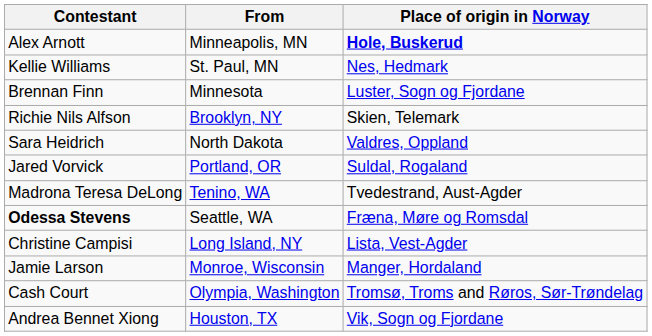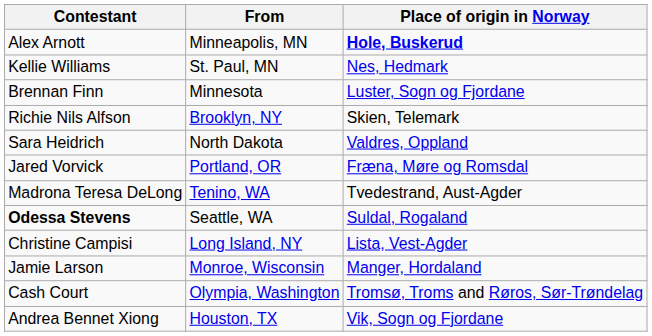(407, 167) Suldal, Rogaland -> (437, 167) Fræna, Møre og Romsdal
(437, 218) Fræna, Møre og Romsdal -> (407, 218) Suldal, Rogaland
